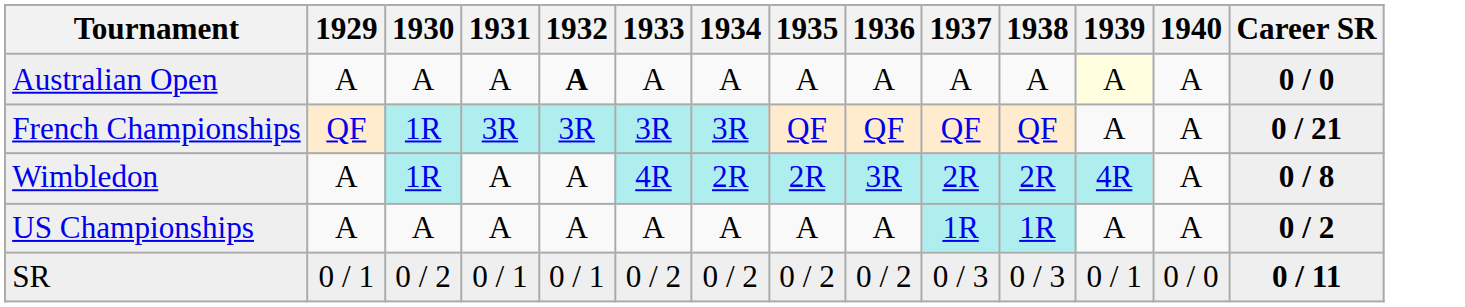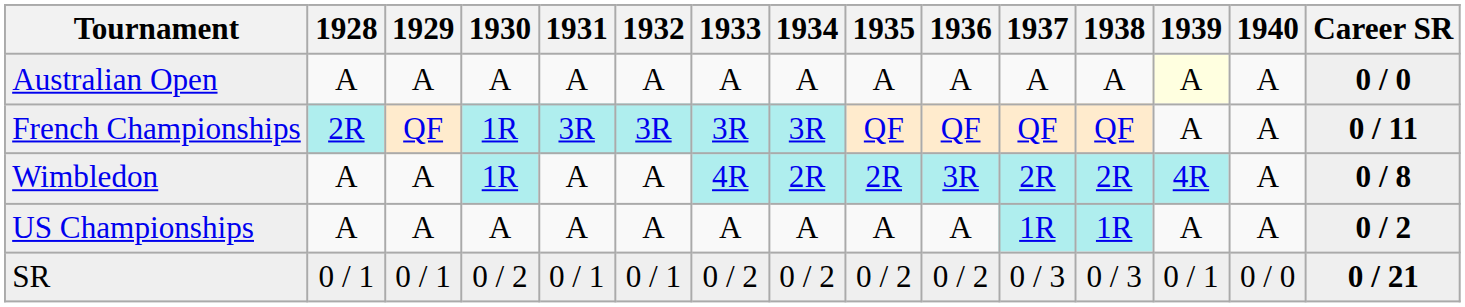+ column: (346, 29)
(577, 78) bold -> (653, 78) normal
(1307, 128) 0 / 21 -> (1383, 128) 0 / 11
(1307, 276) 0 / 11 -> (1383, 276) 0 / 21
